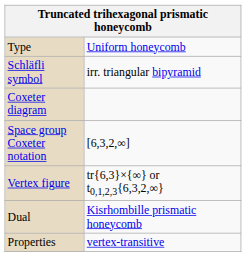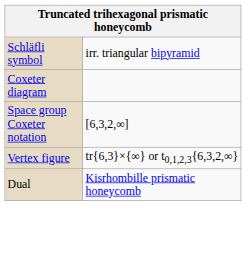- row: (19, 46)
- row: (32, 242)
